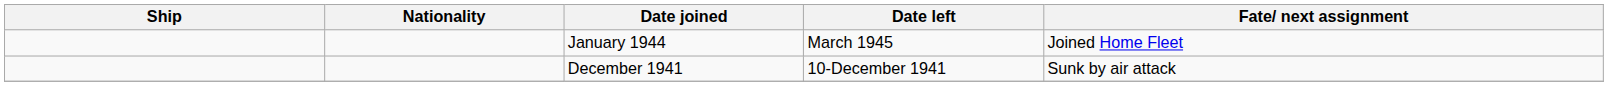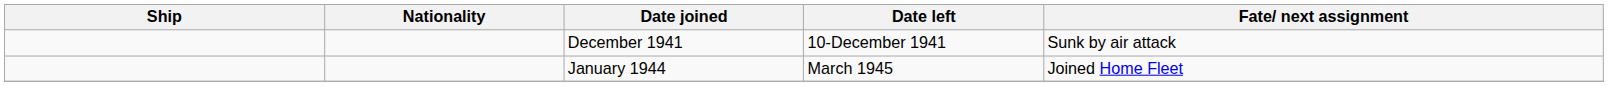rows swapped: (617, 42) <-> (625, 68)
